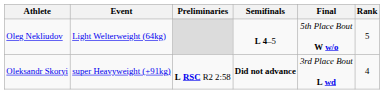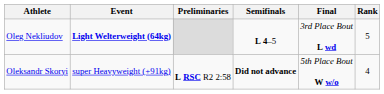(119, 36) normal -> (122, 36) bold
(326, 36) 5th Place Bout W w/o -> (327, 36) 3rd Place Bout L wd
(326, 72) 3rd Place Bout L wd -> (327, 72) 5th Place Bout W w/o
